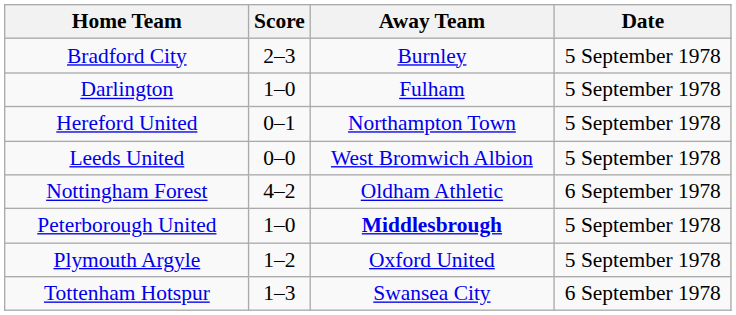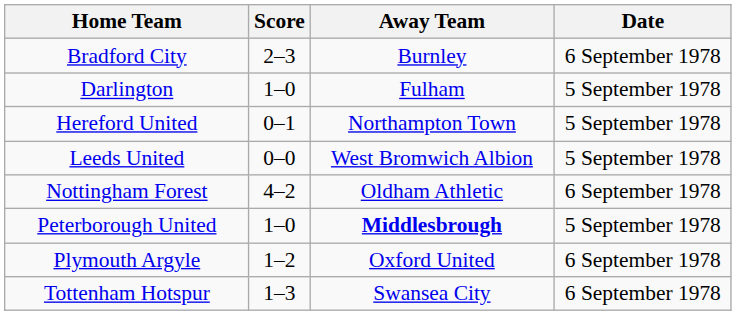(643, 55) 5 September 1978 -> (643, 55) 6 September 1978
(643, 259) 5 September 1978 -> (643, 259) 6 September 1978
